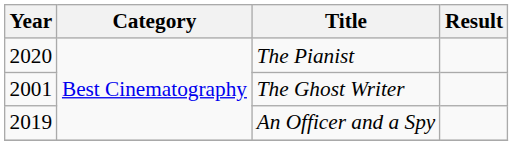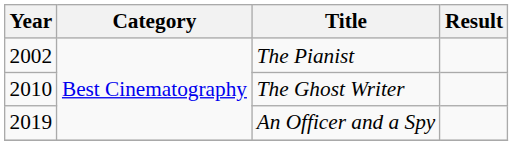(31, 55) 2020 -> (31, 55) 2002
(31, 88) 2001 -> (31, 88) 2010
